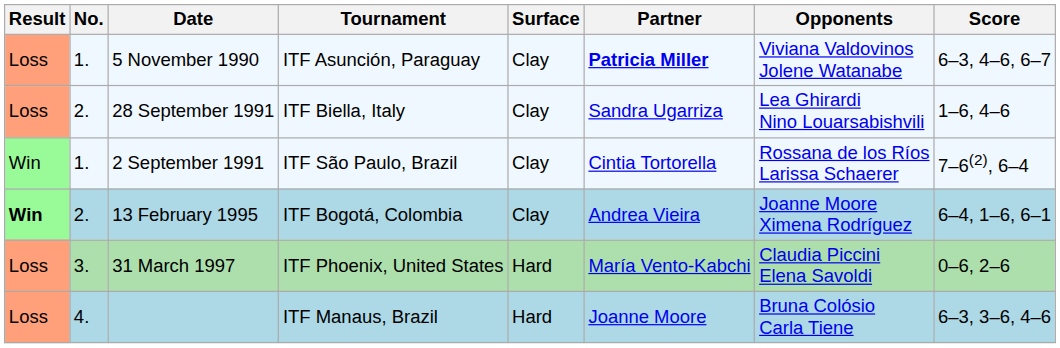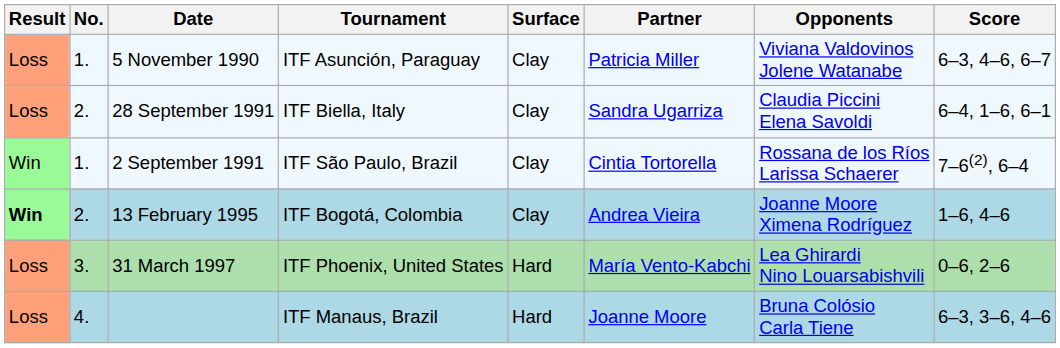(648, 59) bold -> (644, 59) normal
(842, 111) Lea Ghirardi Nino Louarsabishvili -> (820, 111) Claudia Piccini Elena Savoldi
(974, 111) 1–6, 4–6 -> (995, 111) 6–4, 1–6, 6–1
(995, 213) 6–4, 1–6, 6–1 -> (974, 213) 1–6, 4–6
(820, 265) Claudia Piccini Elena Savoldi -> (842, 265) Lea Ghirardi Nino Louarsabishvili
